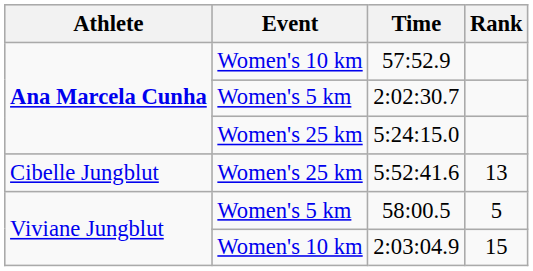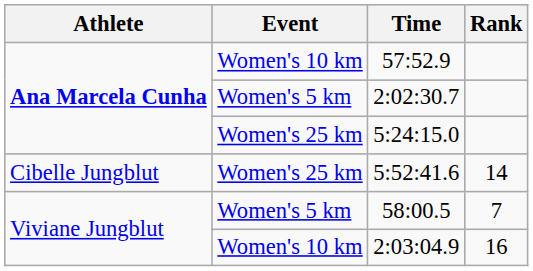(496, 172) 13 -> (496, 172) 14
(496, 209) 5 -> (496, 209) 7
(496, 247) 15 -> (496, 247) 16
